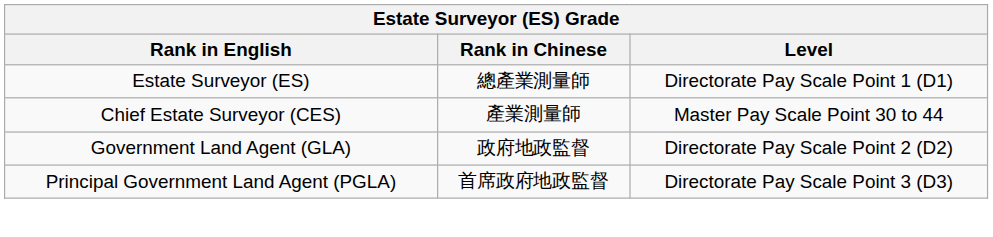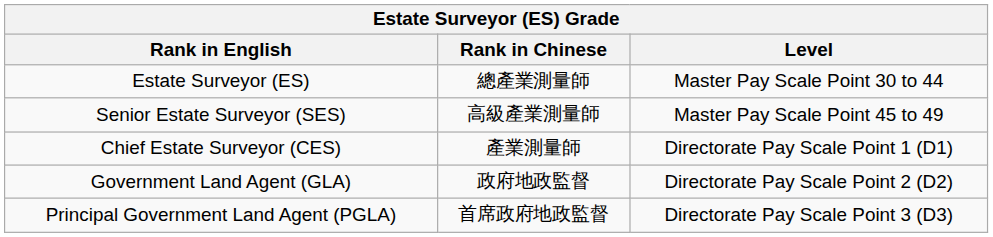(809, 81) Directorate Pay Scale Point 1 (D1) -> (809, 81) Master Pay Scale Point 30 to 44
+ row: (221, 114)
(809, 114) Master Pay Scale Point 30 to 44 -> (809, 148) Directorate Pay Scale Point 1 (D1)
